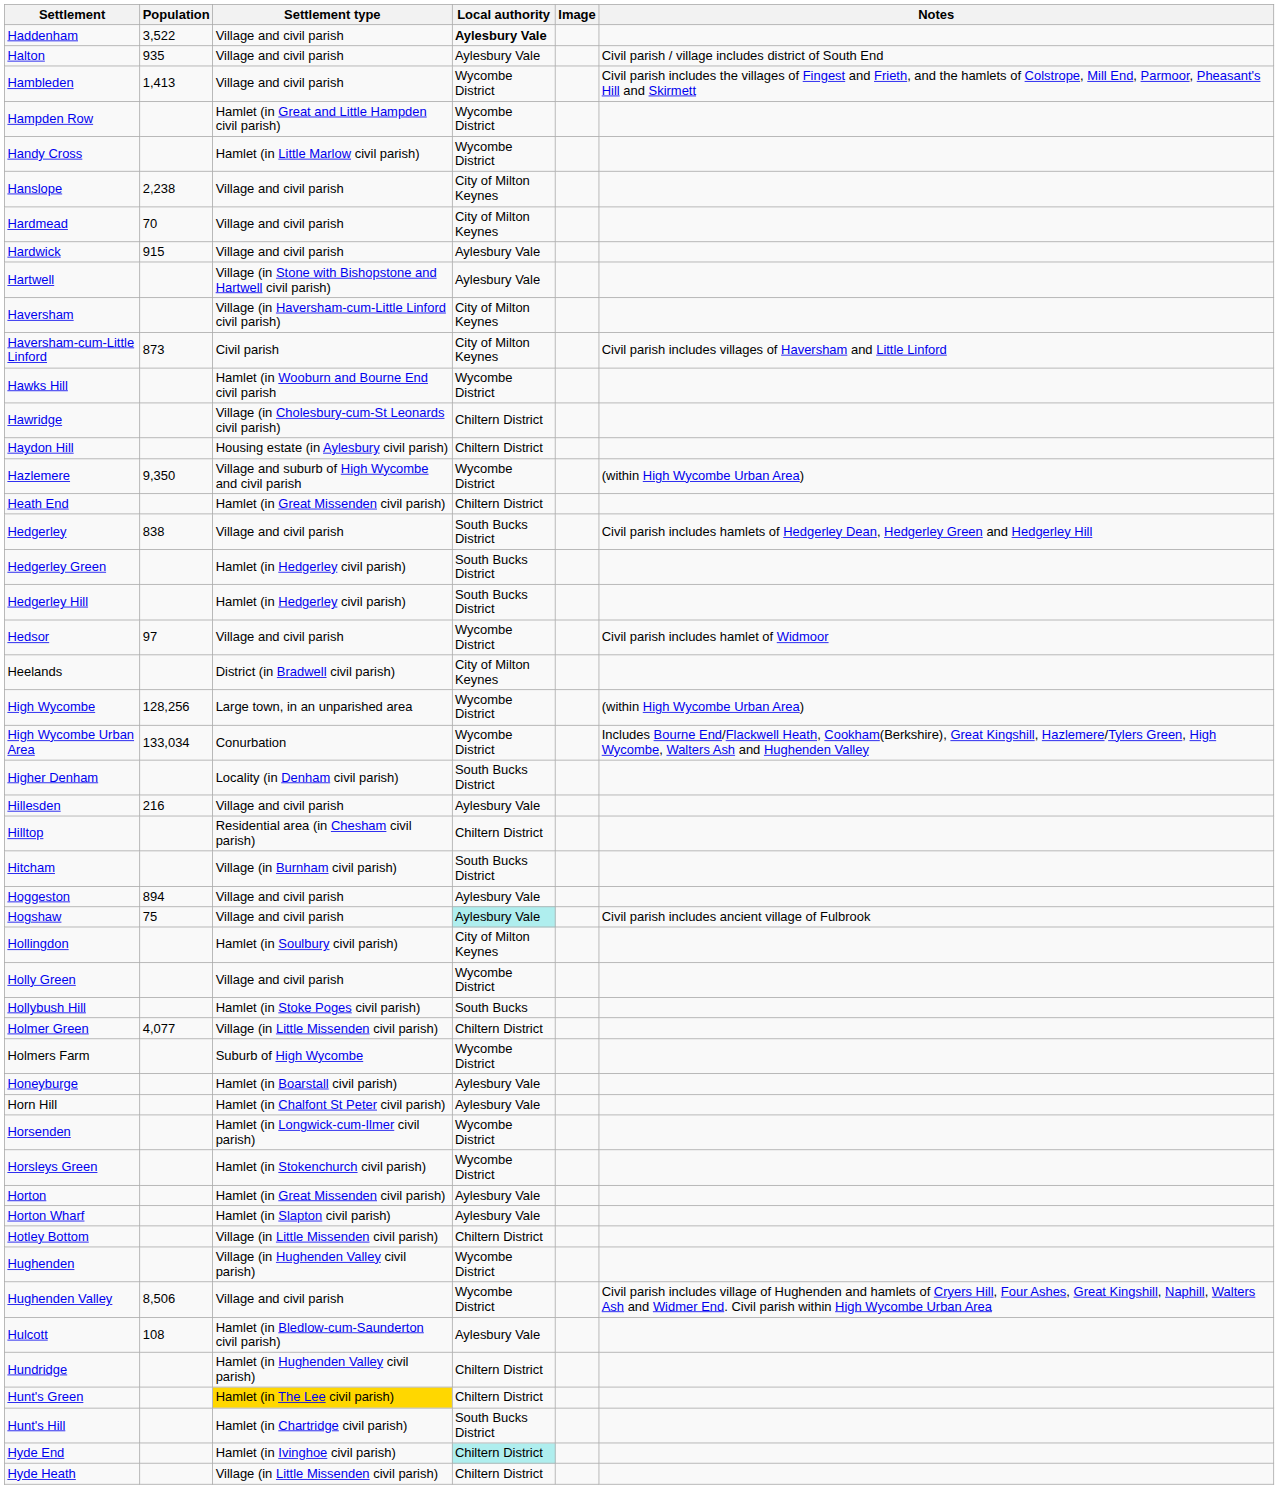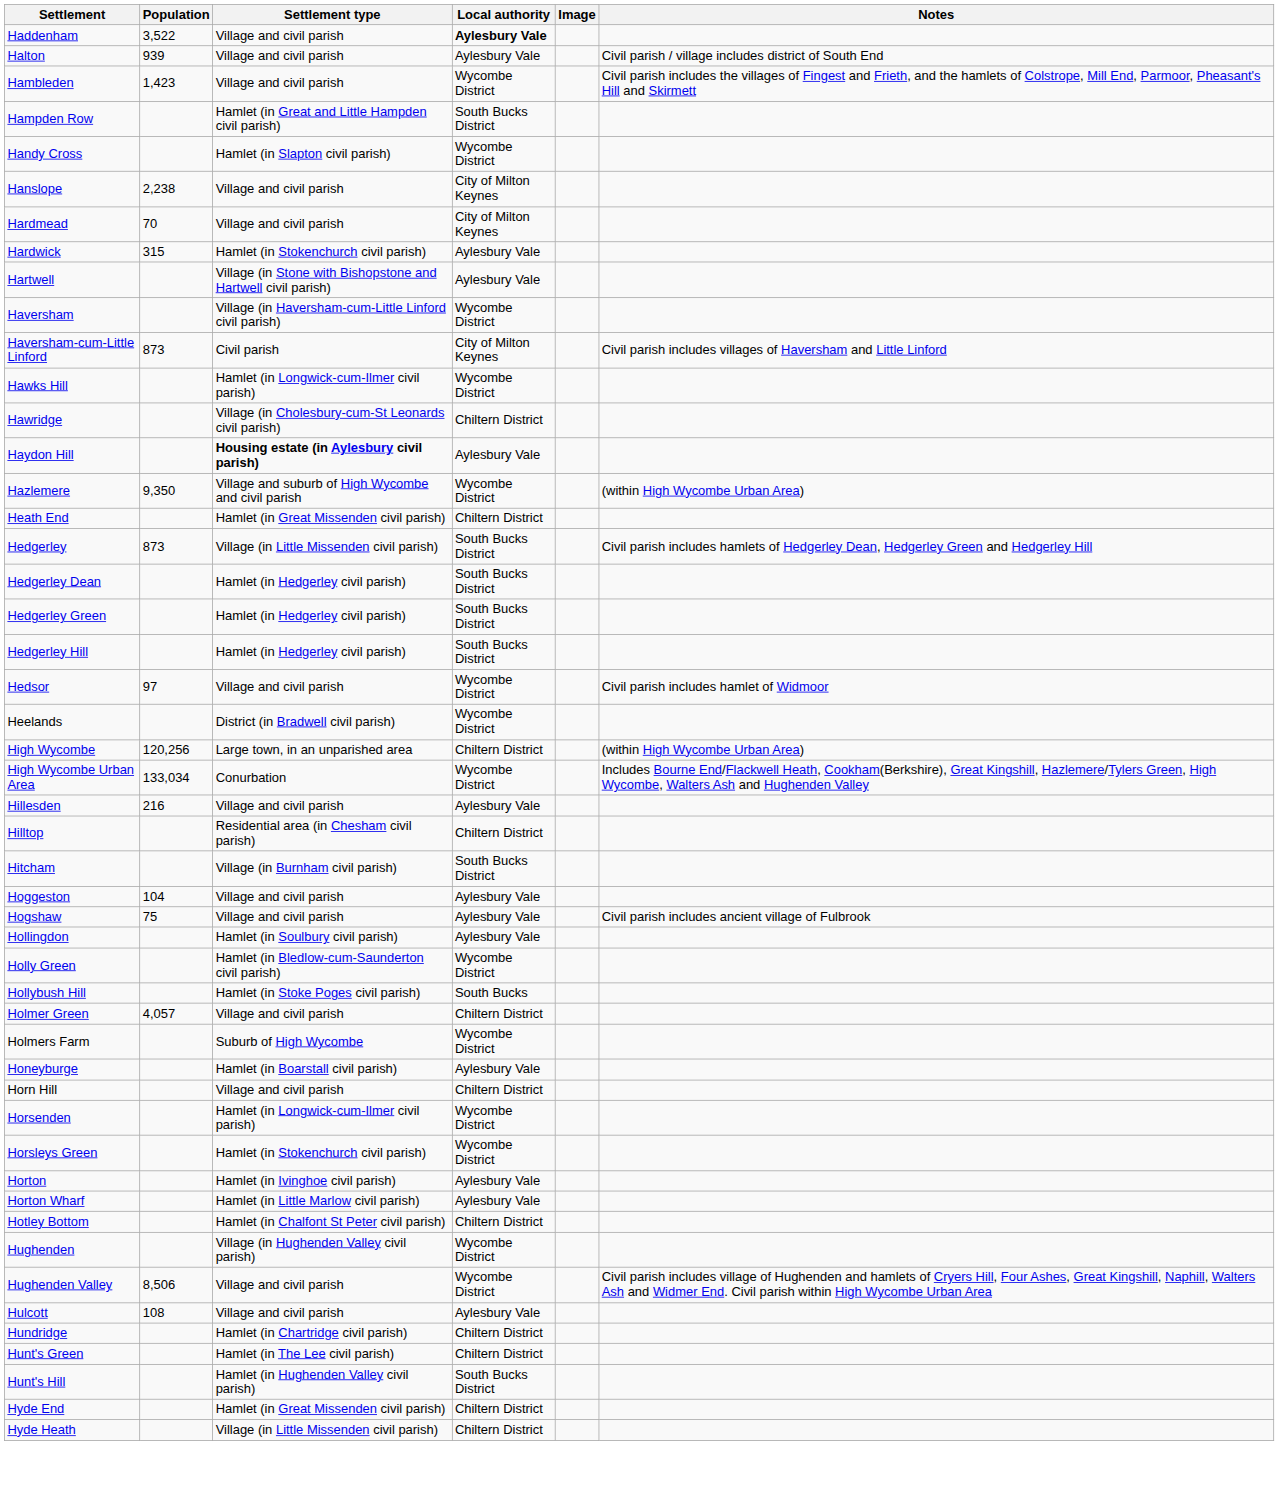(154, 55) 935 -> (154, 55) 939
(159, 83) 1,413 -> (159, 83) 1,423
(484, 118) Wycombe District -> (491, 118) South Bucks District
(318, 153) Hamlet (in Little Marlow civil parish) -> (303, 153) Hamlet (in Slapton civil parish)
(154, 252) 915 -> (154, 252) 315
(280, 252) Village and civil parish -> (321, 252) Hamlet (in Stokenchurch civil parish)
(492, 315) City of Milton Keynes -> (484, 315) Wycombe District
(322, 385) Hamlet (in Wooburn and Bourne End civil parish -> (318, 385) Hamlet (in Longwick-cum-Ilmer civil parish)
(332, 448) normal -> (319, 455) bold
(499, 448) Chiltern District -> (498, 455) Aylesbury Vale
(154, 531) 838 -> (154, 546) 873
(280, 531) Village and civil parish -> (327, 546) Village (in Little Missenden civil parish)
+ row: (54, 581)
(492, 672) City of Milton Keynes -> (484, 722) Wycombe District
(166, 707) 128,256 -> (166, 749) 120,256
(484, 707) Wycombe District -> (499, 749) Chiltern District
- row: (53, 777)
(154, 896) 894 -> (154, 896) 104
(498, 917) paleturquoise background -> (498, 917) no background
(492, 944) City of Milton Keynes -> (498, 937) Aylesbury Vale
(280, 979) Village and civil parish -> (320, 965) Hamlet (in Bledlow-cum-Saunderton civil parish)
(159, 1028) 4,077 -> (159, 1013) 4,057
(327, 1028) Village (in Little Missenden civil parish) -> (280, 1013) Village and civil parish
(331, 1104) Hamlet (in Chalfont St Peter civil parish) -> (280, 1090) Village and civil parish
(498, 1104) Aylesbury Vale -> (499, 1090) Chiltern District
(331, 1195) Hamlet (in Great Missenden civil parish) -> (306, 1180) Hamlet (in Ivinghoe civil parish)
(303, 1216) Hamlet (in Slapton civil parish) -> (318, 1201) Hamlet (in Little Marlow civil parish)
(327, 1236) Village (in Little Missenden civil parish) -> (331, 1221) Hamlet (in Chalfont St Peter civil parish)
(320, 1334) Hamlet (in Bledlow-cum-Saunderton civil parish) -> (280, 1312) Village and civil parish
(312, 1369) Hamlet (in Hughenden Valley civil parish) -> (311, 1333) Hamlet (in Chartridge civil parish)
(305, 1397) gold background -> (305, 1353) no background
(311, 1425) Hamlet (in Chartridge civil parish) -> (312, 1381) Hamlet (in Hughenden Valley civil parish)
(306, 1453) Hamlet (in Ivinghoe civil parish) -> (331, 1409) Hamlet (in Great Missenden civil parish)
(499, 1453) paleturquoise background -> (499, 1409) no background
